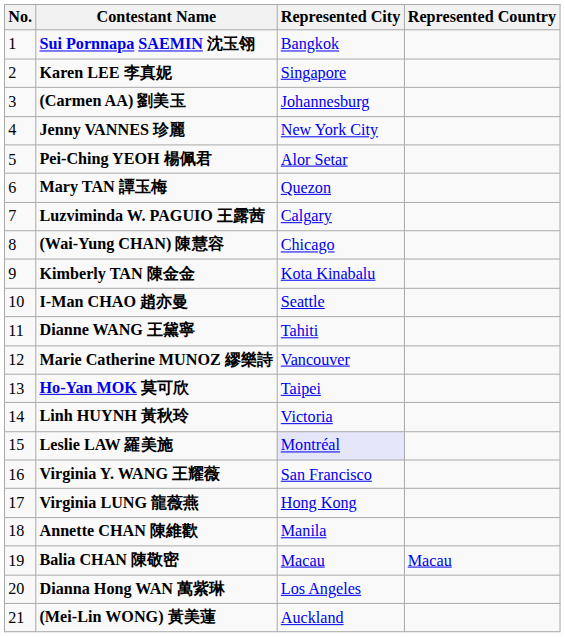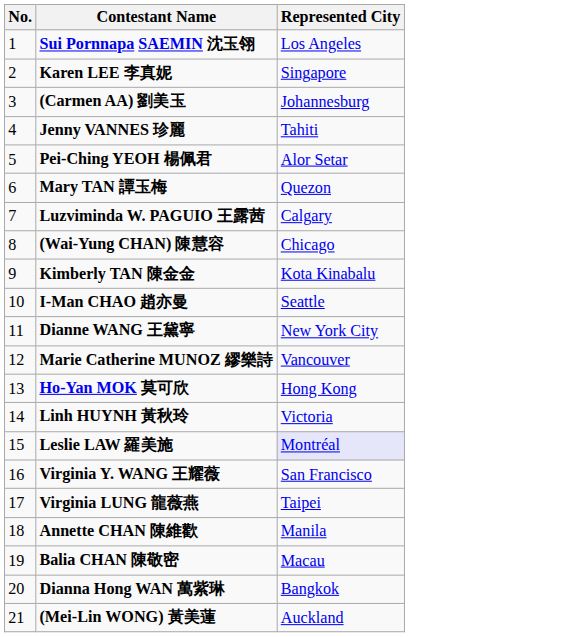- column: (482, 17)
(310, 44) Bangkok -> (321, 44) Los Angeles
(329, 130) New York City -> (299, 130) Tahiti
(299, 331) Tahiti -> (329, 331) New York City
(301, 388) Taipei -> (319, 388) Hong Kong
(319, 502) Hong Kong -> (301, 502) Taipei
(321, 588) Los Angeles -> (310, 588) Bangkok
